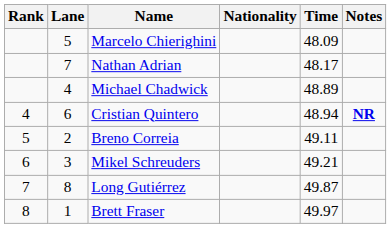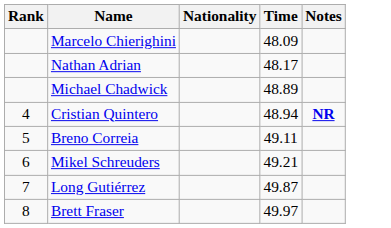- column: (68, 16)
